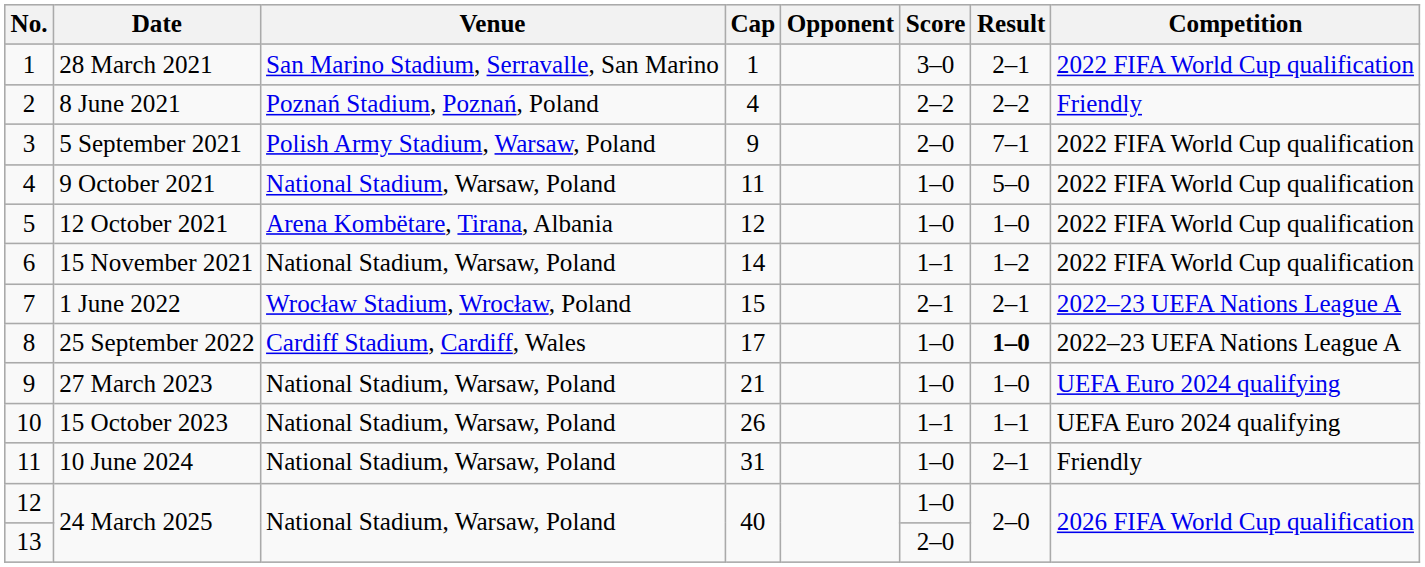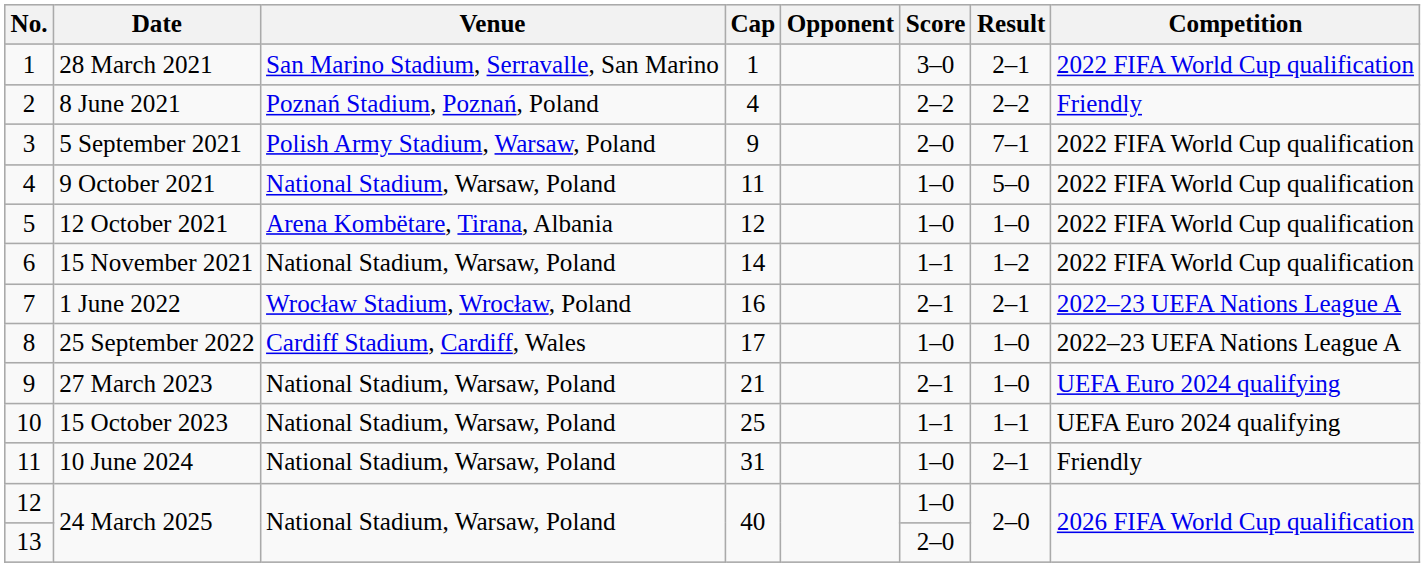(753, 303) 15 -> (753, 303) 16
(1011, 343) bold -> (1011, 343) normal
(936, 382) 1–0 -> (936, 382) 2–1
(753, 422) 26 -> (753, 422) 25
